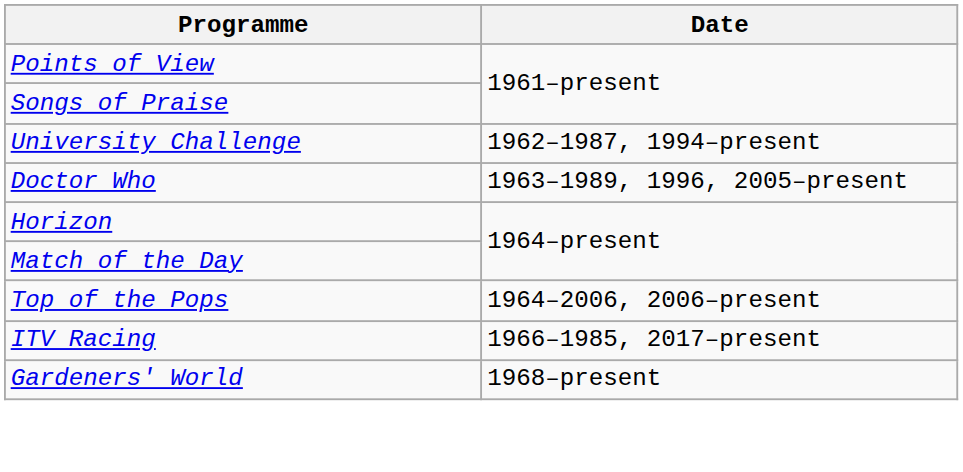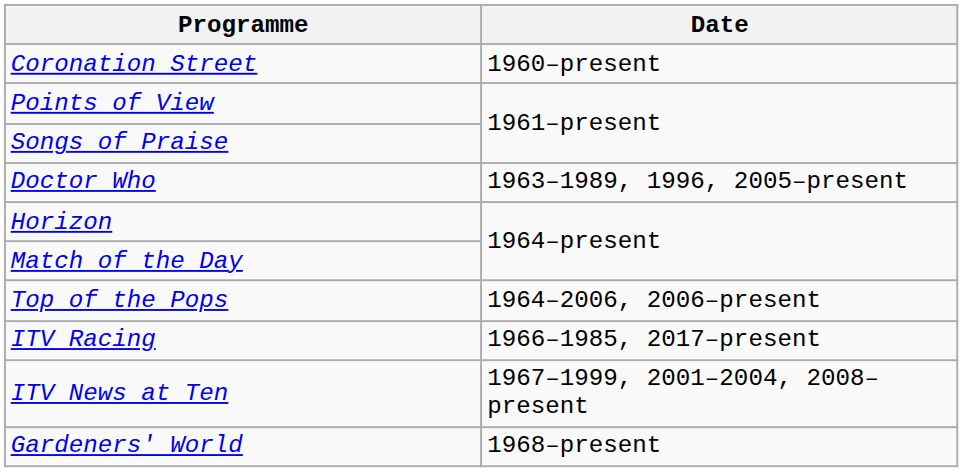+ row: (134, 64)
- row: (156, 143)
+ row: (120, 393)
